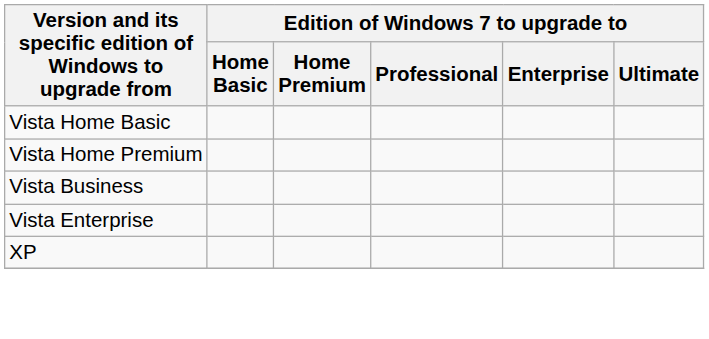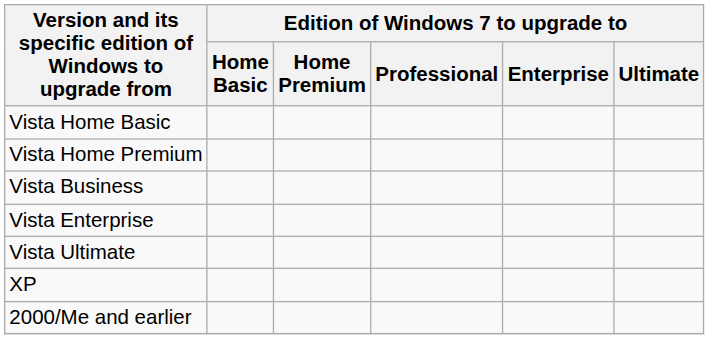+ row: (72, 252)
+ row: (100, 317)
